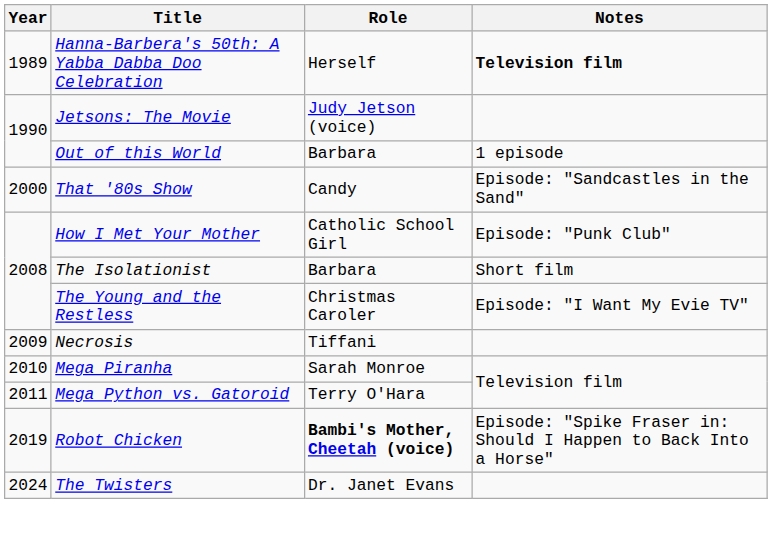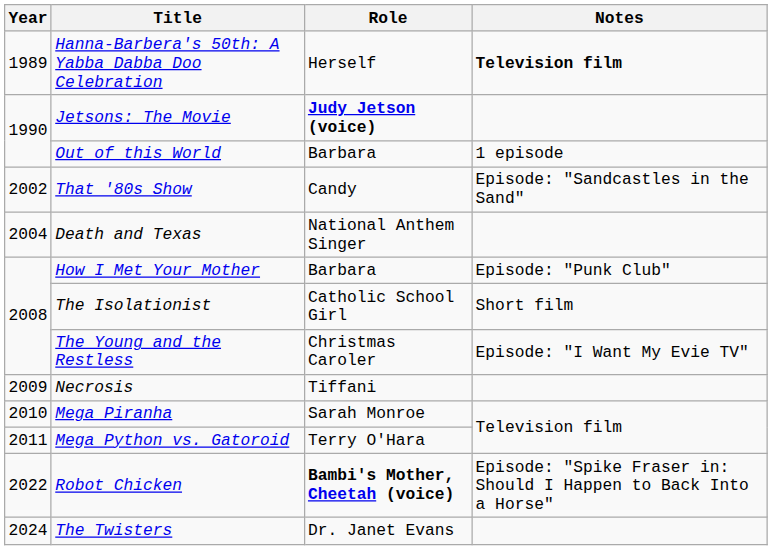(362, 118) normal -> (362, 118) bold
(28, 189) 2000 -> (28, 189) 2002
+ row: (128, 235)
(381, 235) Catholic School Girl -> (342, 271) Barbara
(342, 271) Barbara -> (381, 306) Catholic School Girl
(28, 440) 2019 -> (28, 486) 2022
